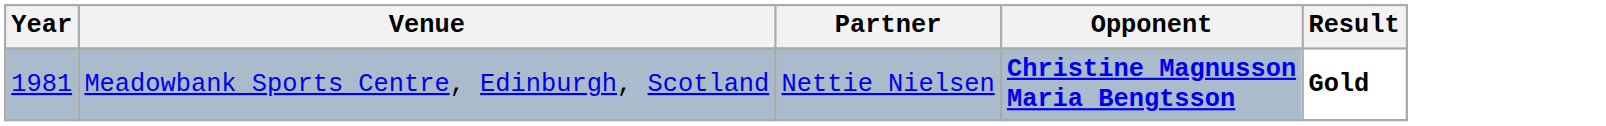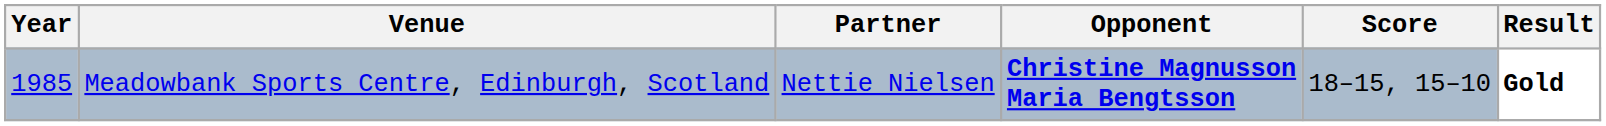+ column: (1400, 26)
(42, 84) 1981 -> (42, 84) 1985
